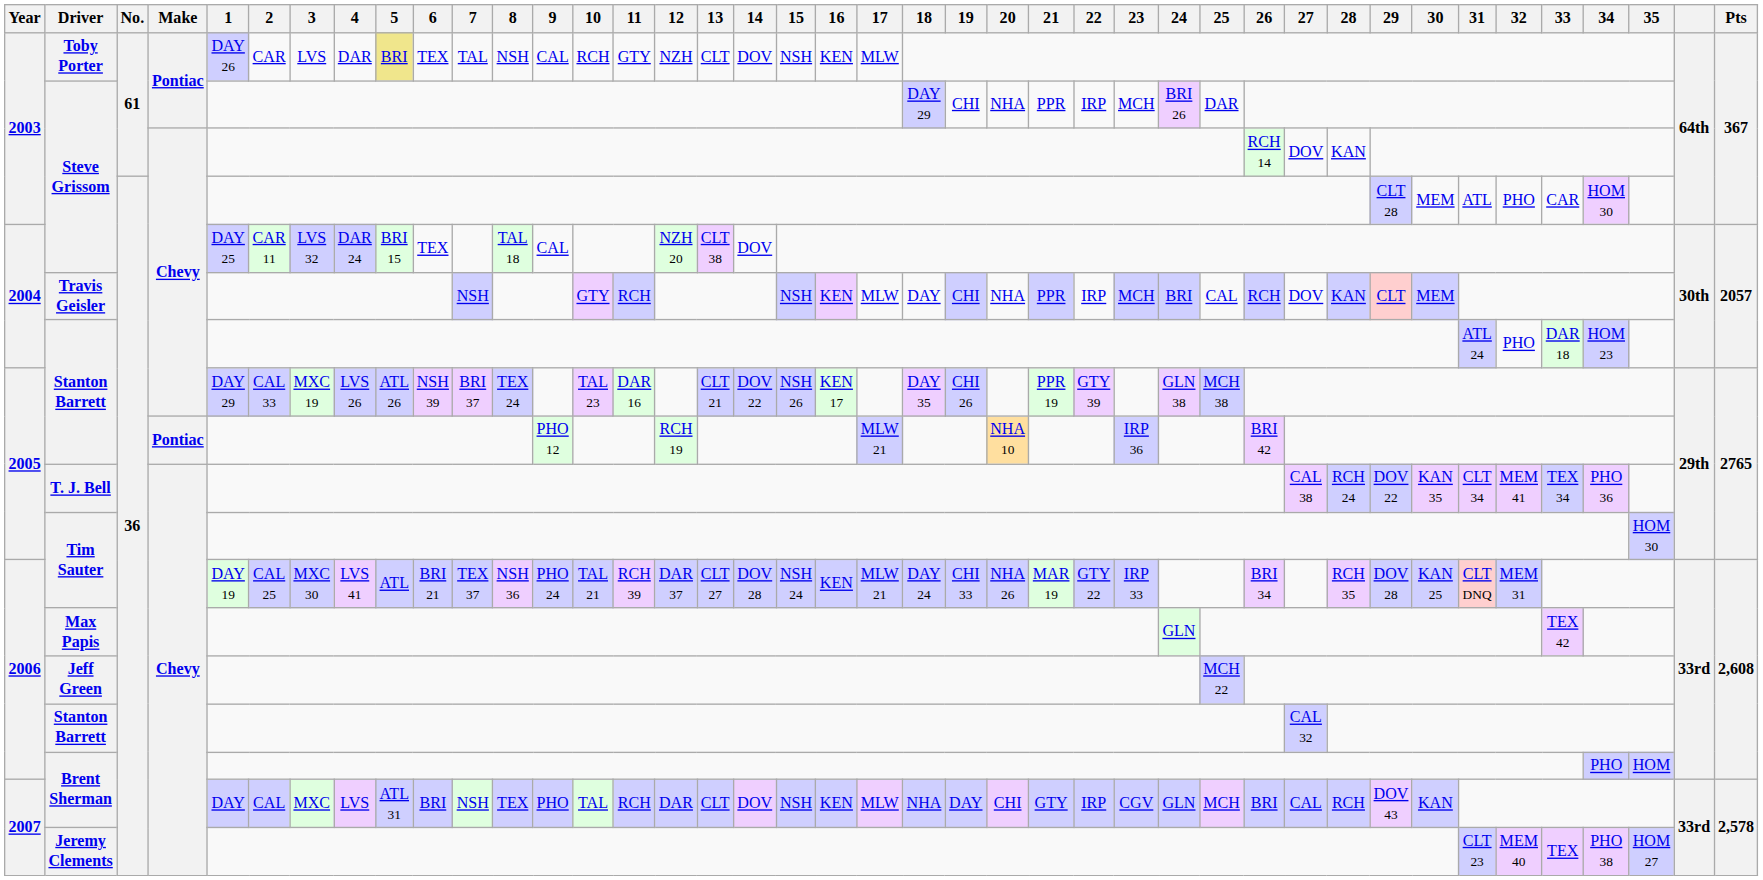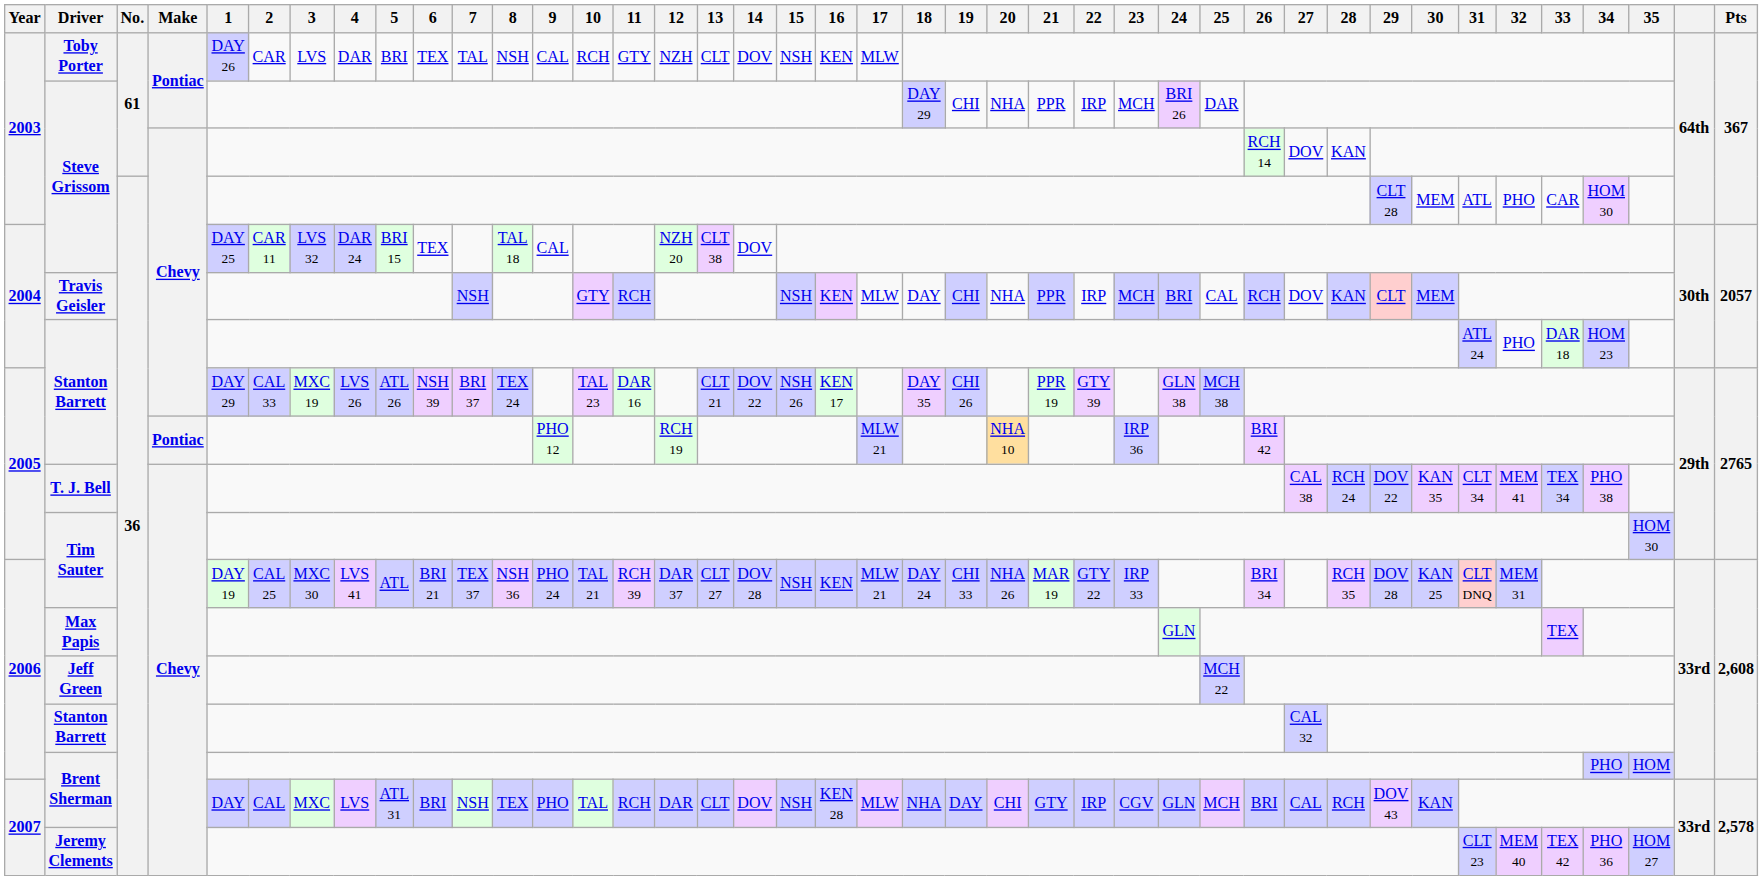(394, 56) khaki background -> (394, 56) no background
(1606, 487) PHO 36 -> (1606, 487) PHO 38
(796, 583) NSH 24 -> (796, 583) NSH
(1563, 631) TEX 42 -> (1563, 631) TEX
(836, 803) KEN -> (836, 802) KEN 28
(1563, 851) TEX -> (1563, 850) TEX 42
(1606, 850) PHO 38 -> (1606, 850) PHO 36
